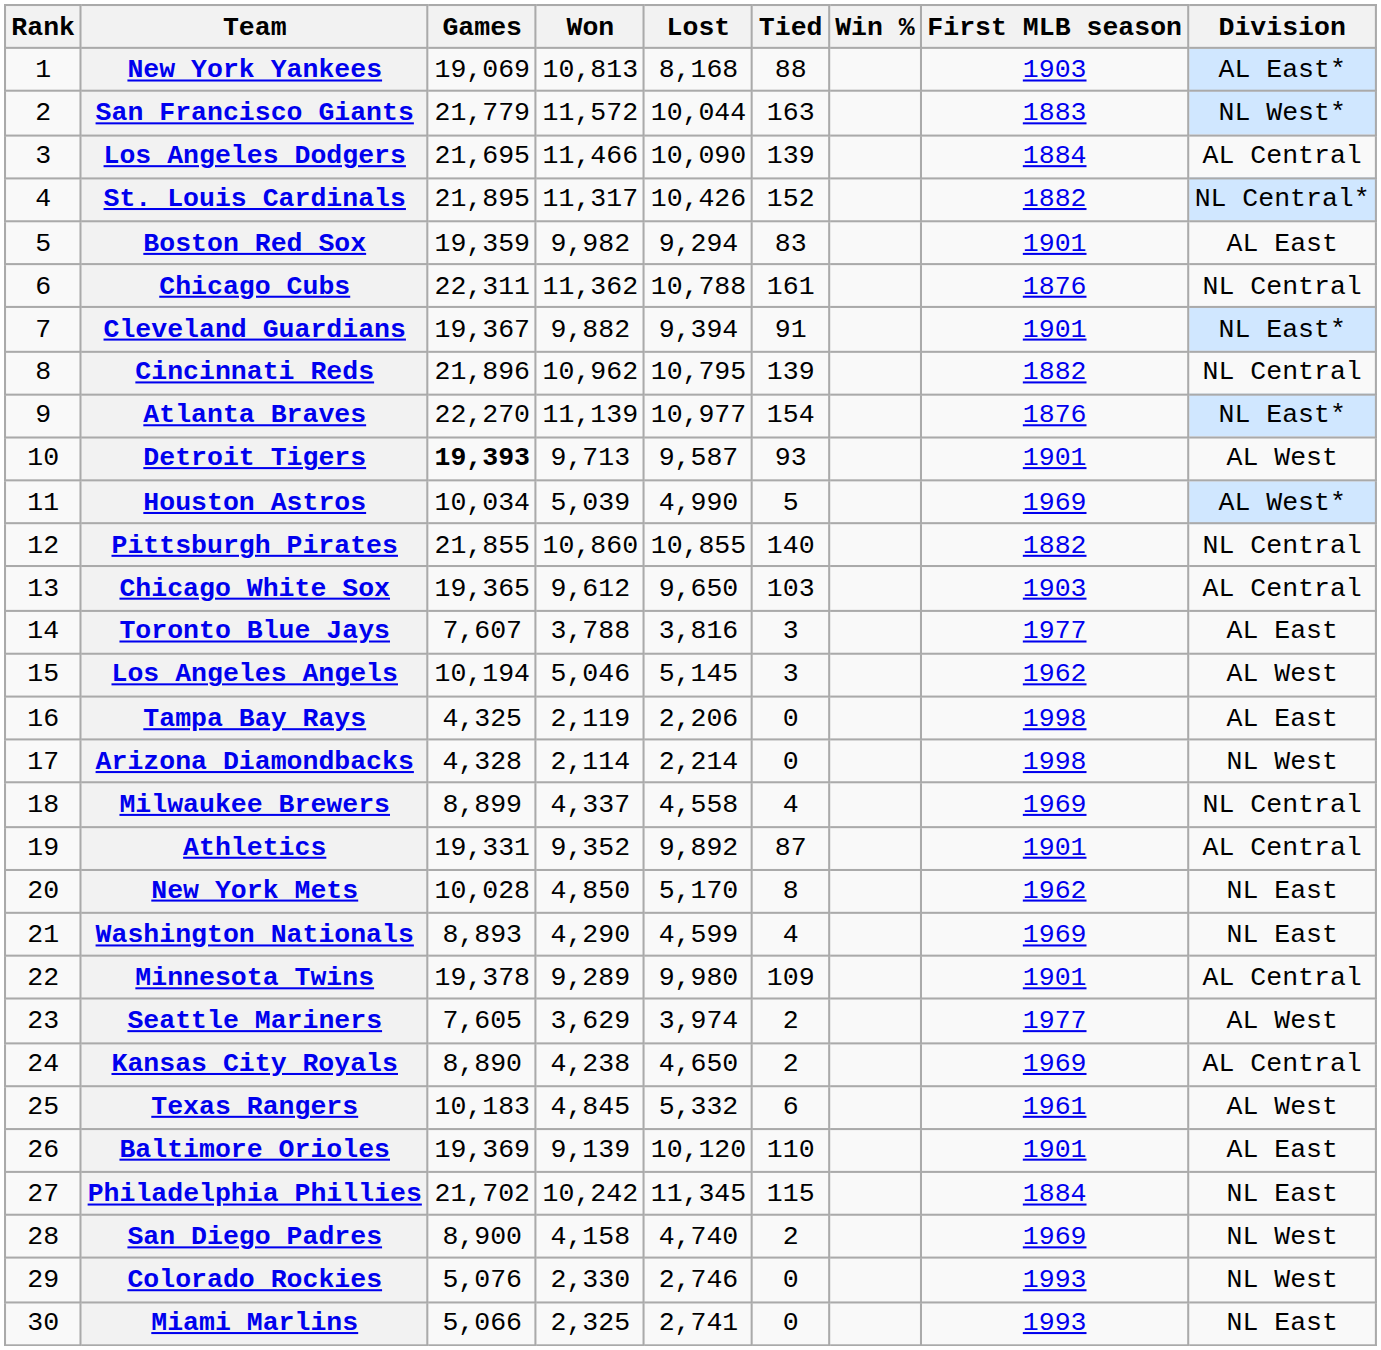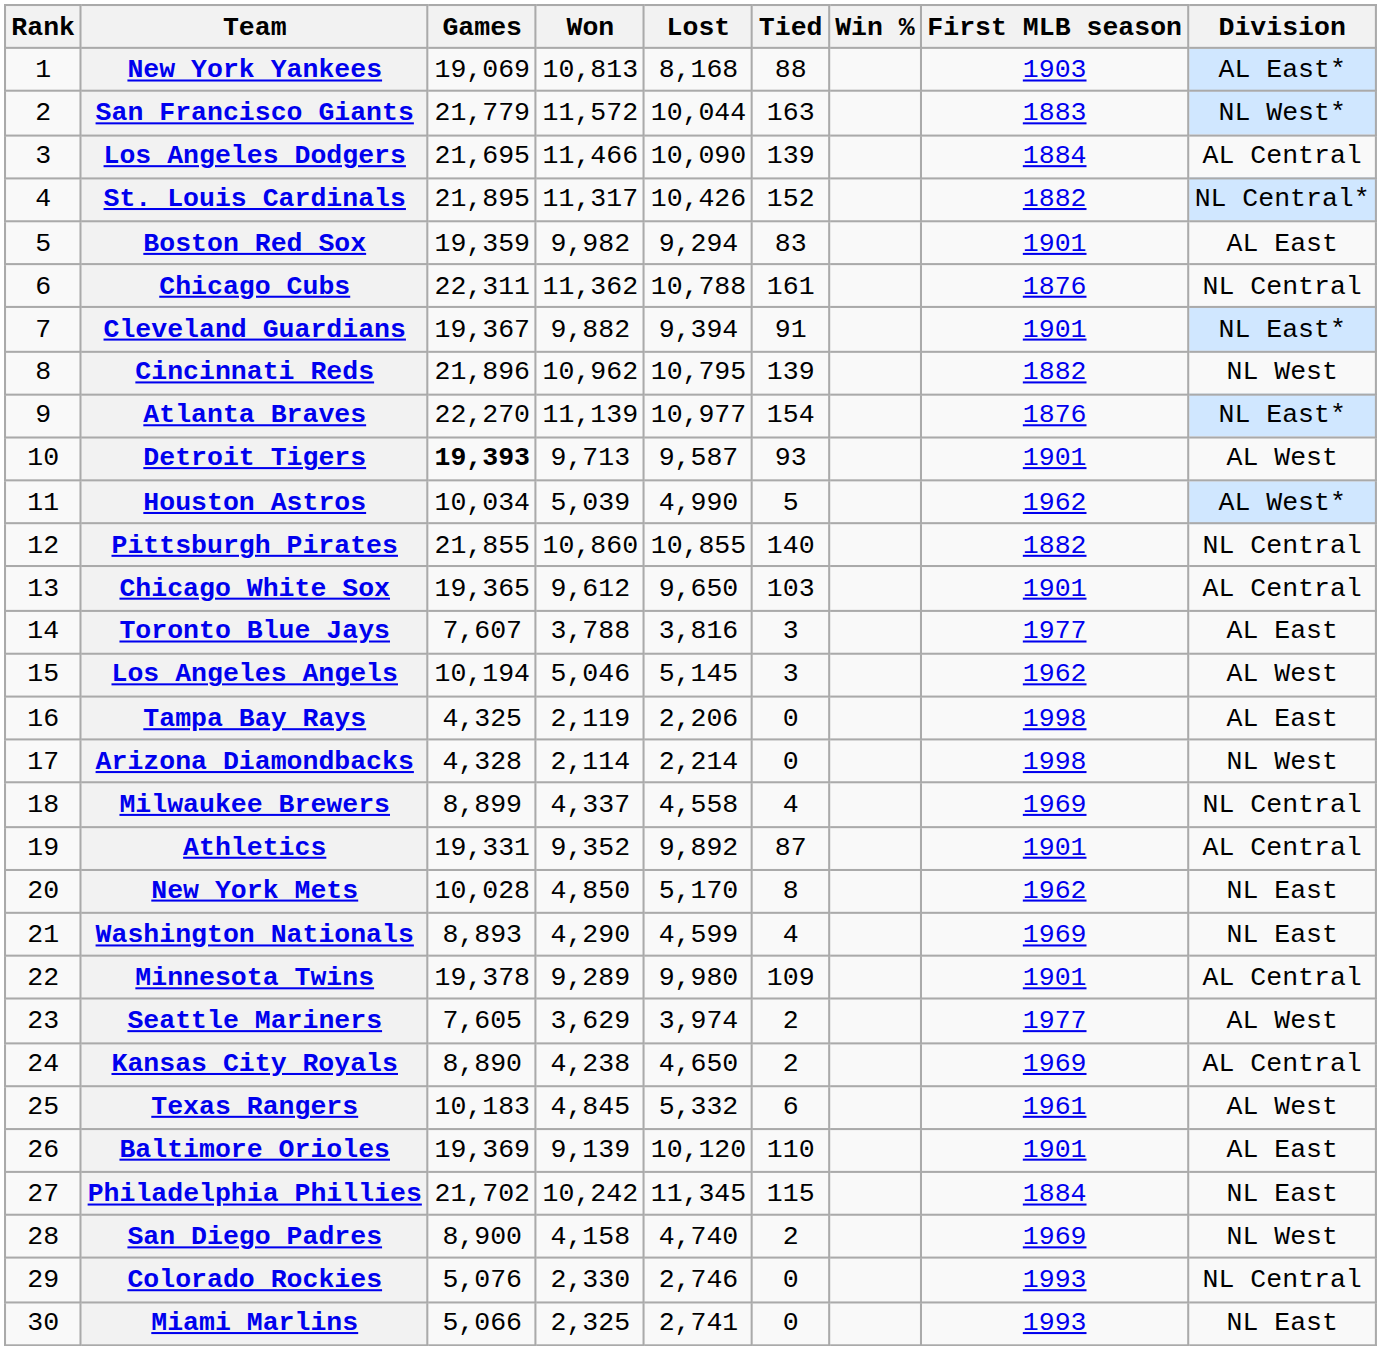(1282, 372) NL Central -> (1282, 372) NL West
(1055, 502) 1969 -> (1055, 502) 1962
(1055, 589) 1903 -> (1055, 589) 1901
(1282, 1280) NL West -> (1282, 1280) NL Central
